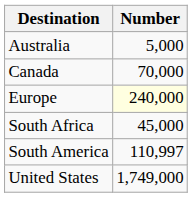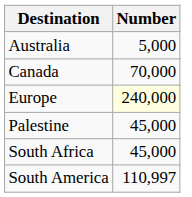+ row: (39, 125)
- row: (53, 178)
